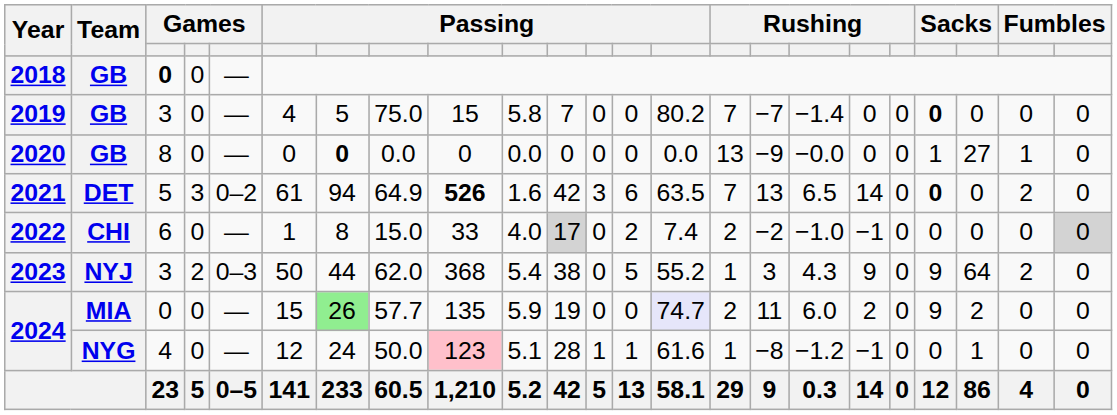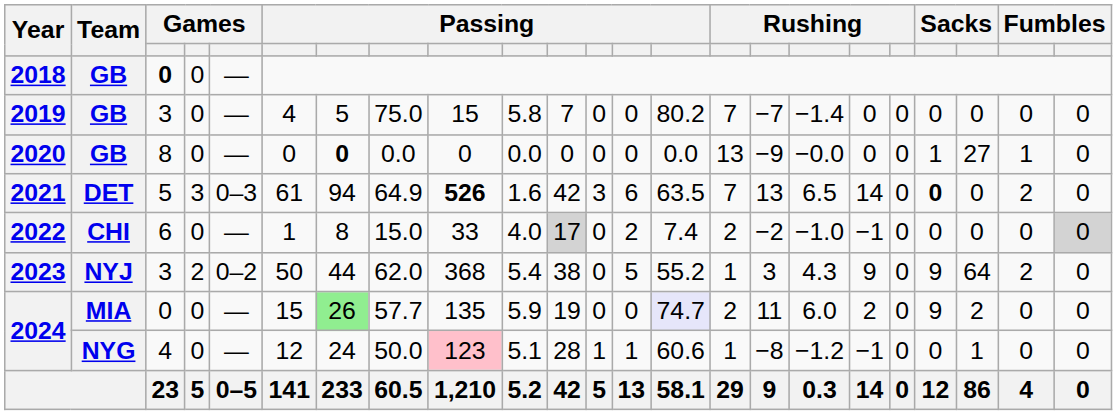(935, 114) bold -> (935, 114) normal
(236, 192) 0–2 -> (236, 192) 0–3
(236, 271) 0–3 -> (236, 271) 0–2
(681, 350) 61.6 -> (681, 350) 60.6
